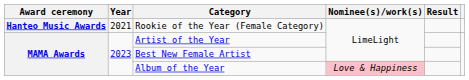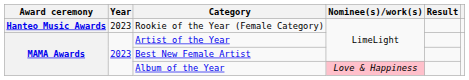(121, 26) 2021 -> (121, 26) 2023
